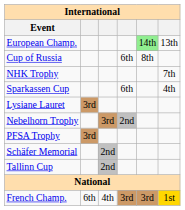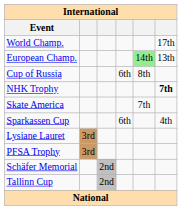+ row: (35, 43)
(169, 74) normal -> (166, 89) bold
+ row: (35, 105)
- row: (42, 120)
- row: (37, 197)
